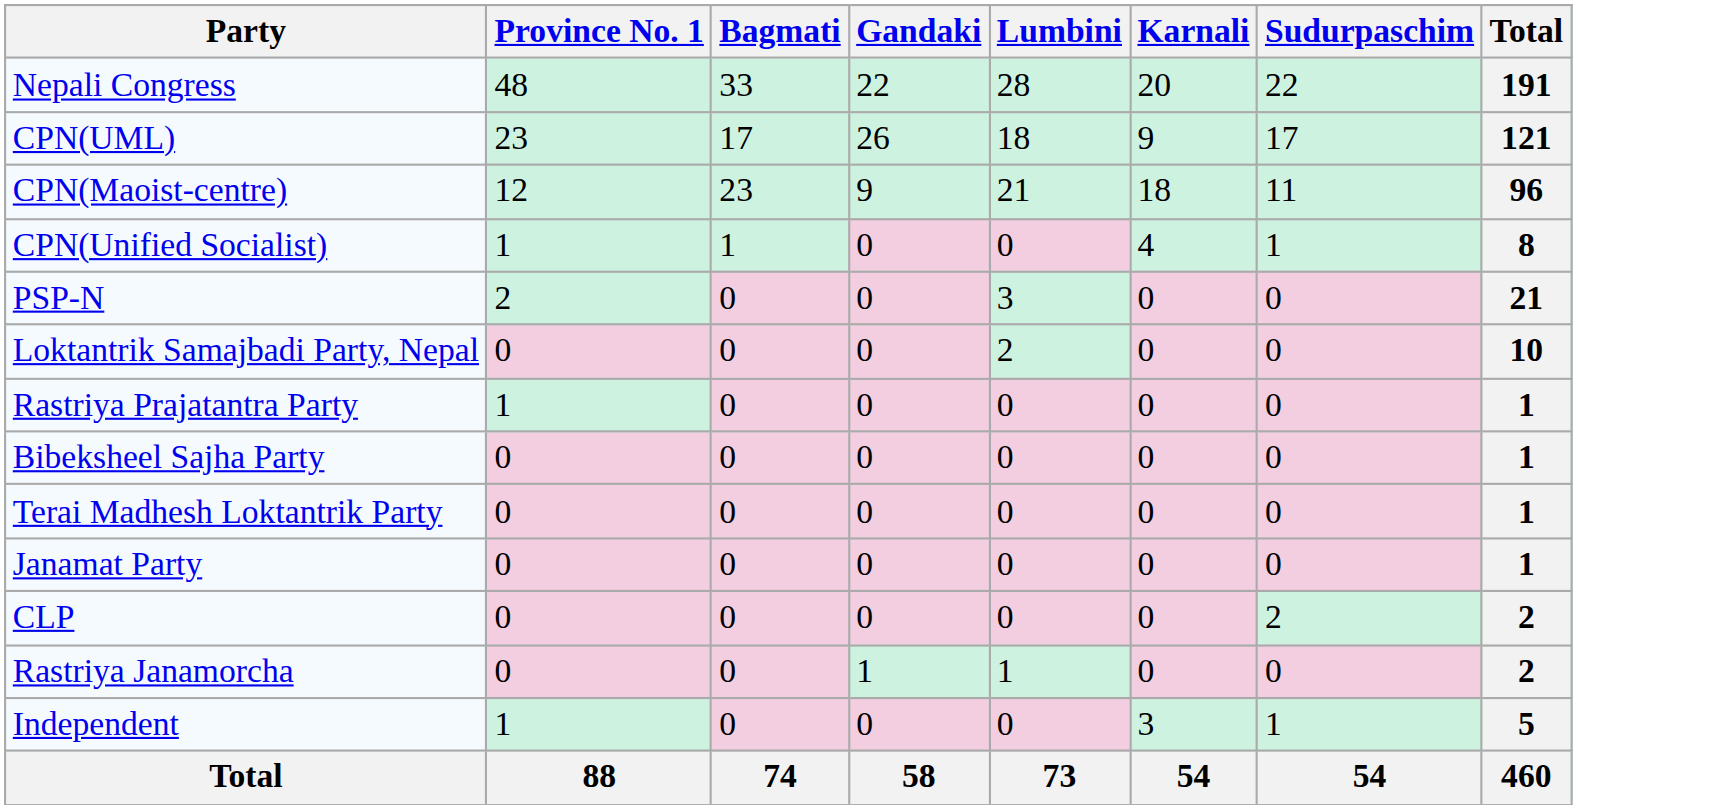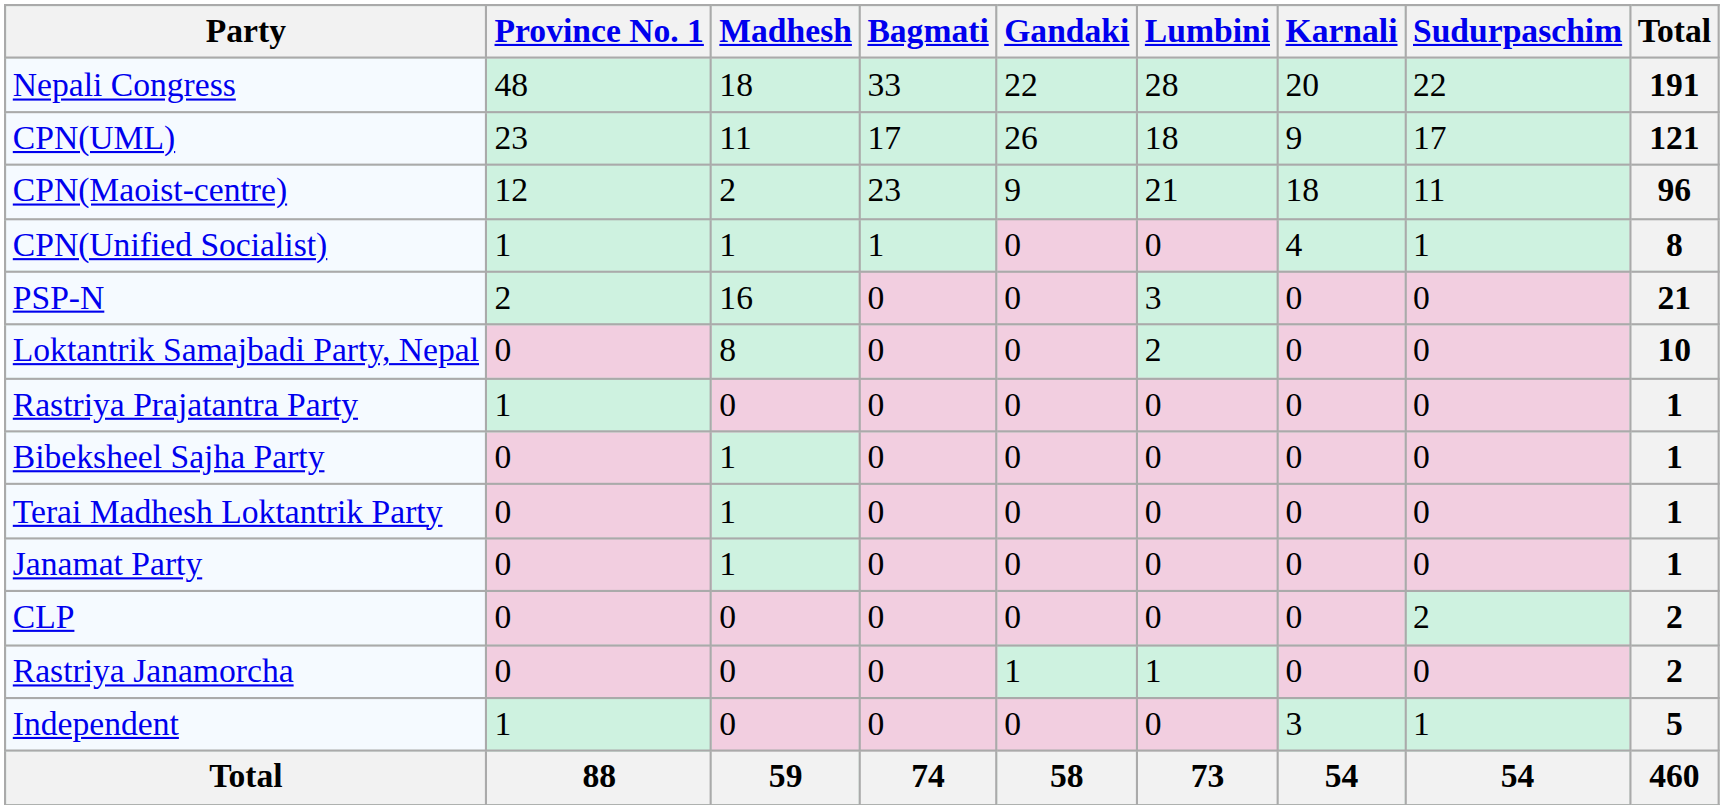+ column: (786, 31)
